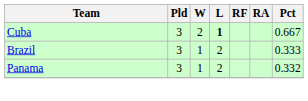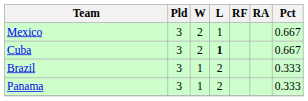+ row: (25, 31)
(288, 68) 0.332 -> (288, 86) 0.333
